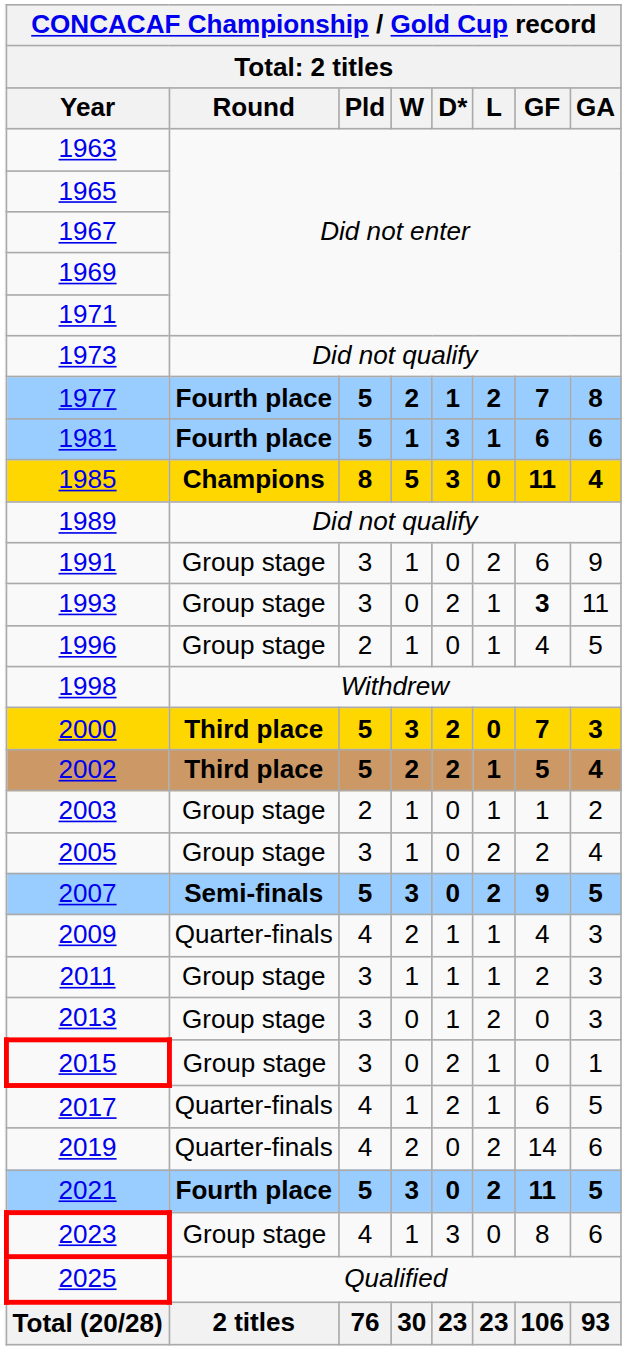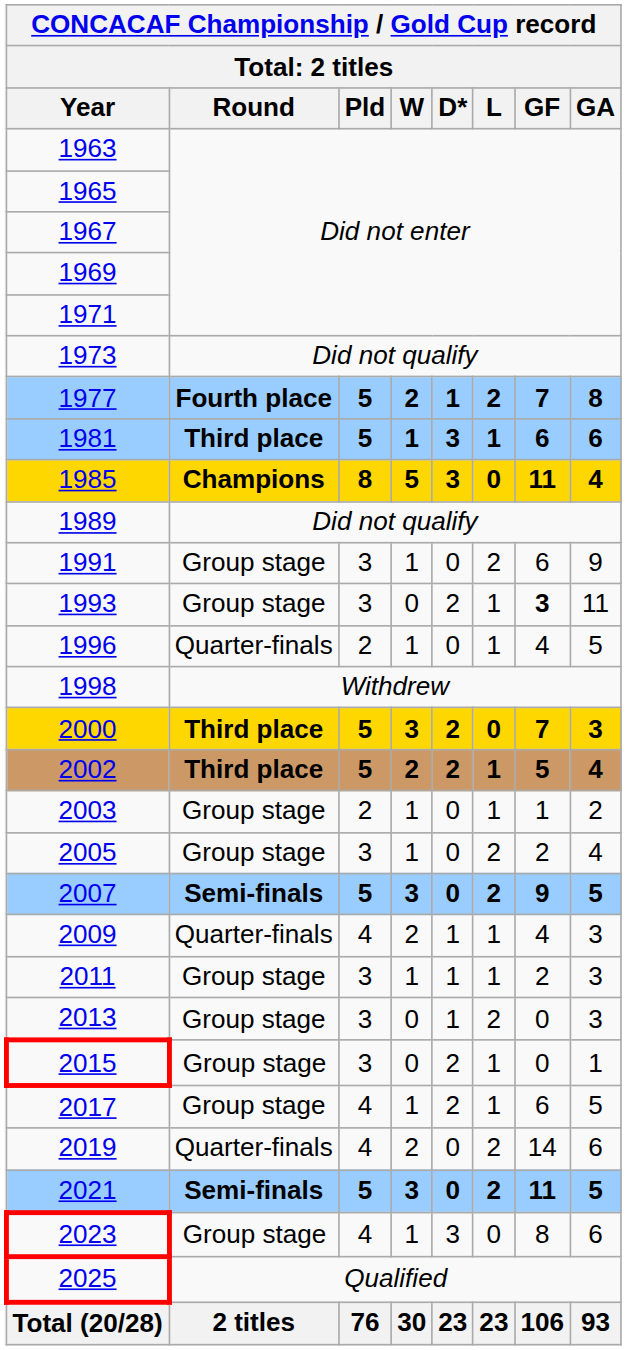(254, 438) Fourth place -> (254, 438) Third place
(254, 645) Group stage -> (254, 645) Quarter-finals
(254, 1106) Quarter-finals -> (254, 1106) Group stage
(254, 1190) Fourth place -> (254, 1190) Semi-finals
